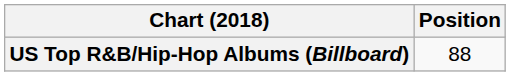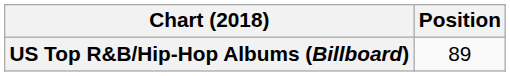(460, 53) 88 -> (460, 53) 89
